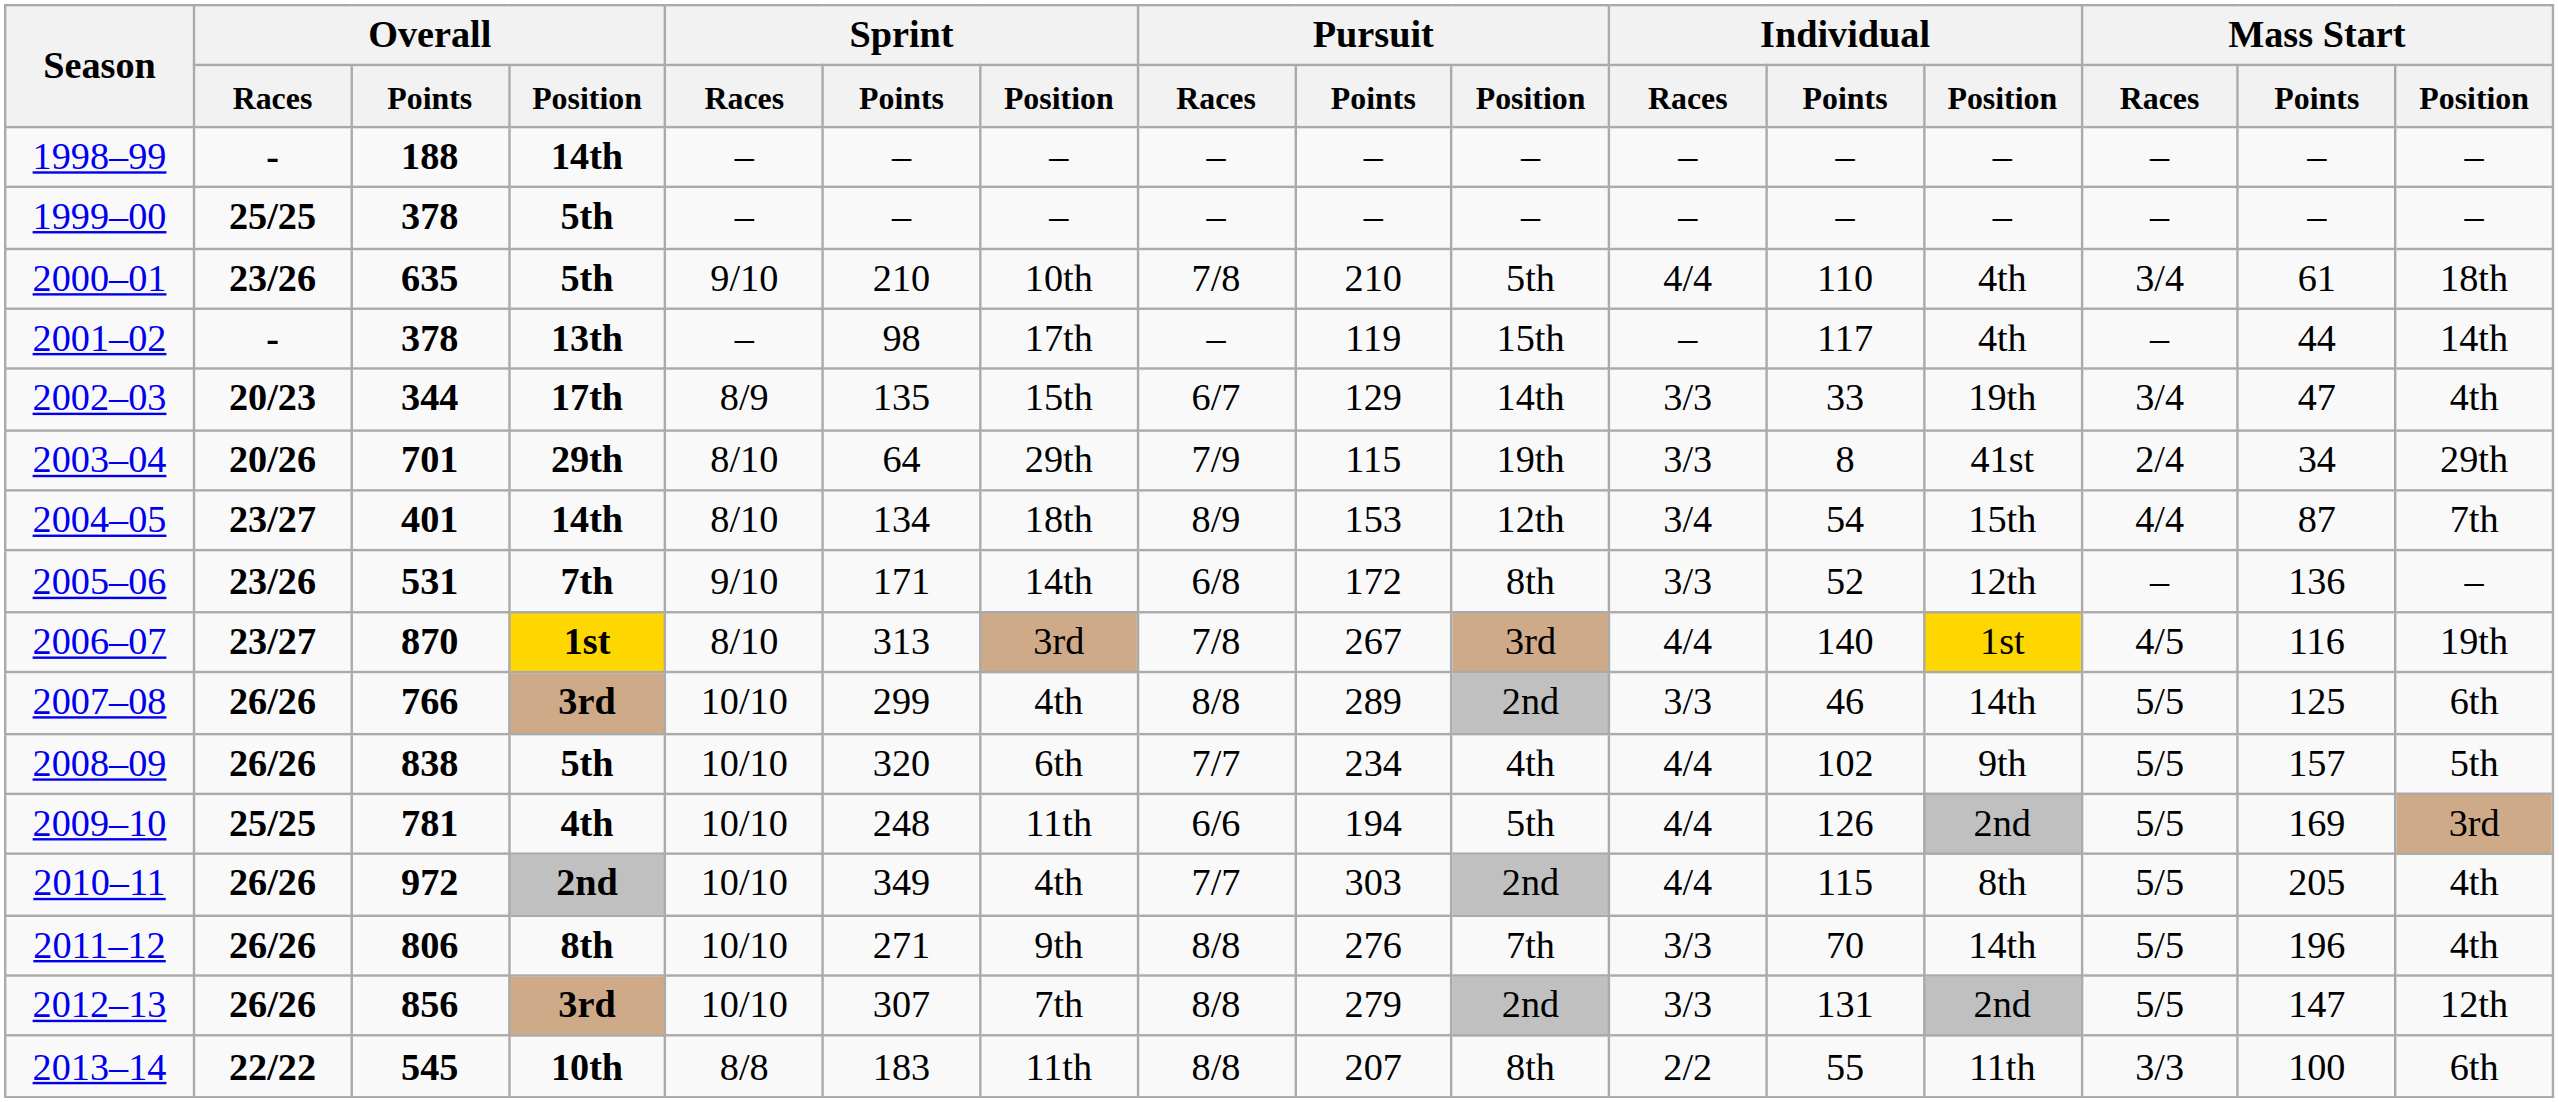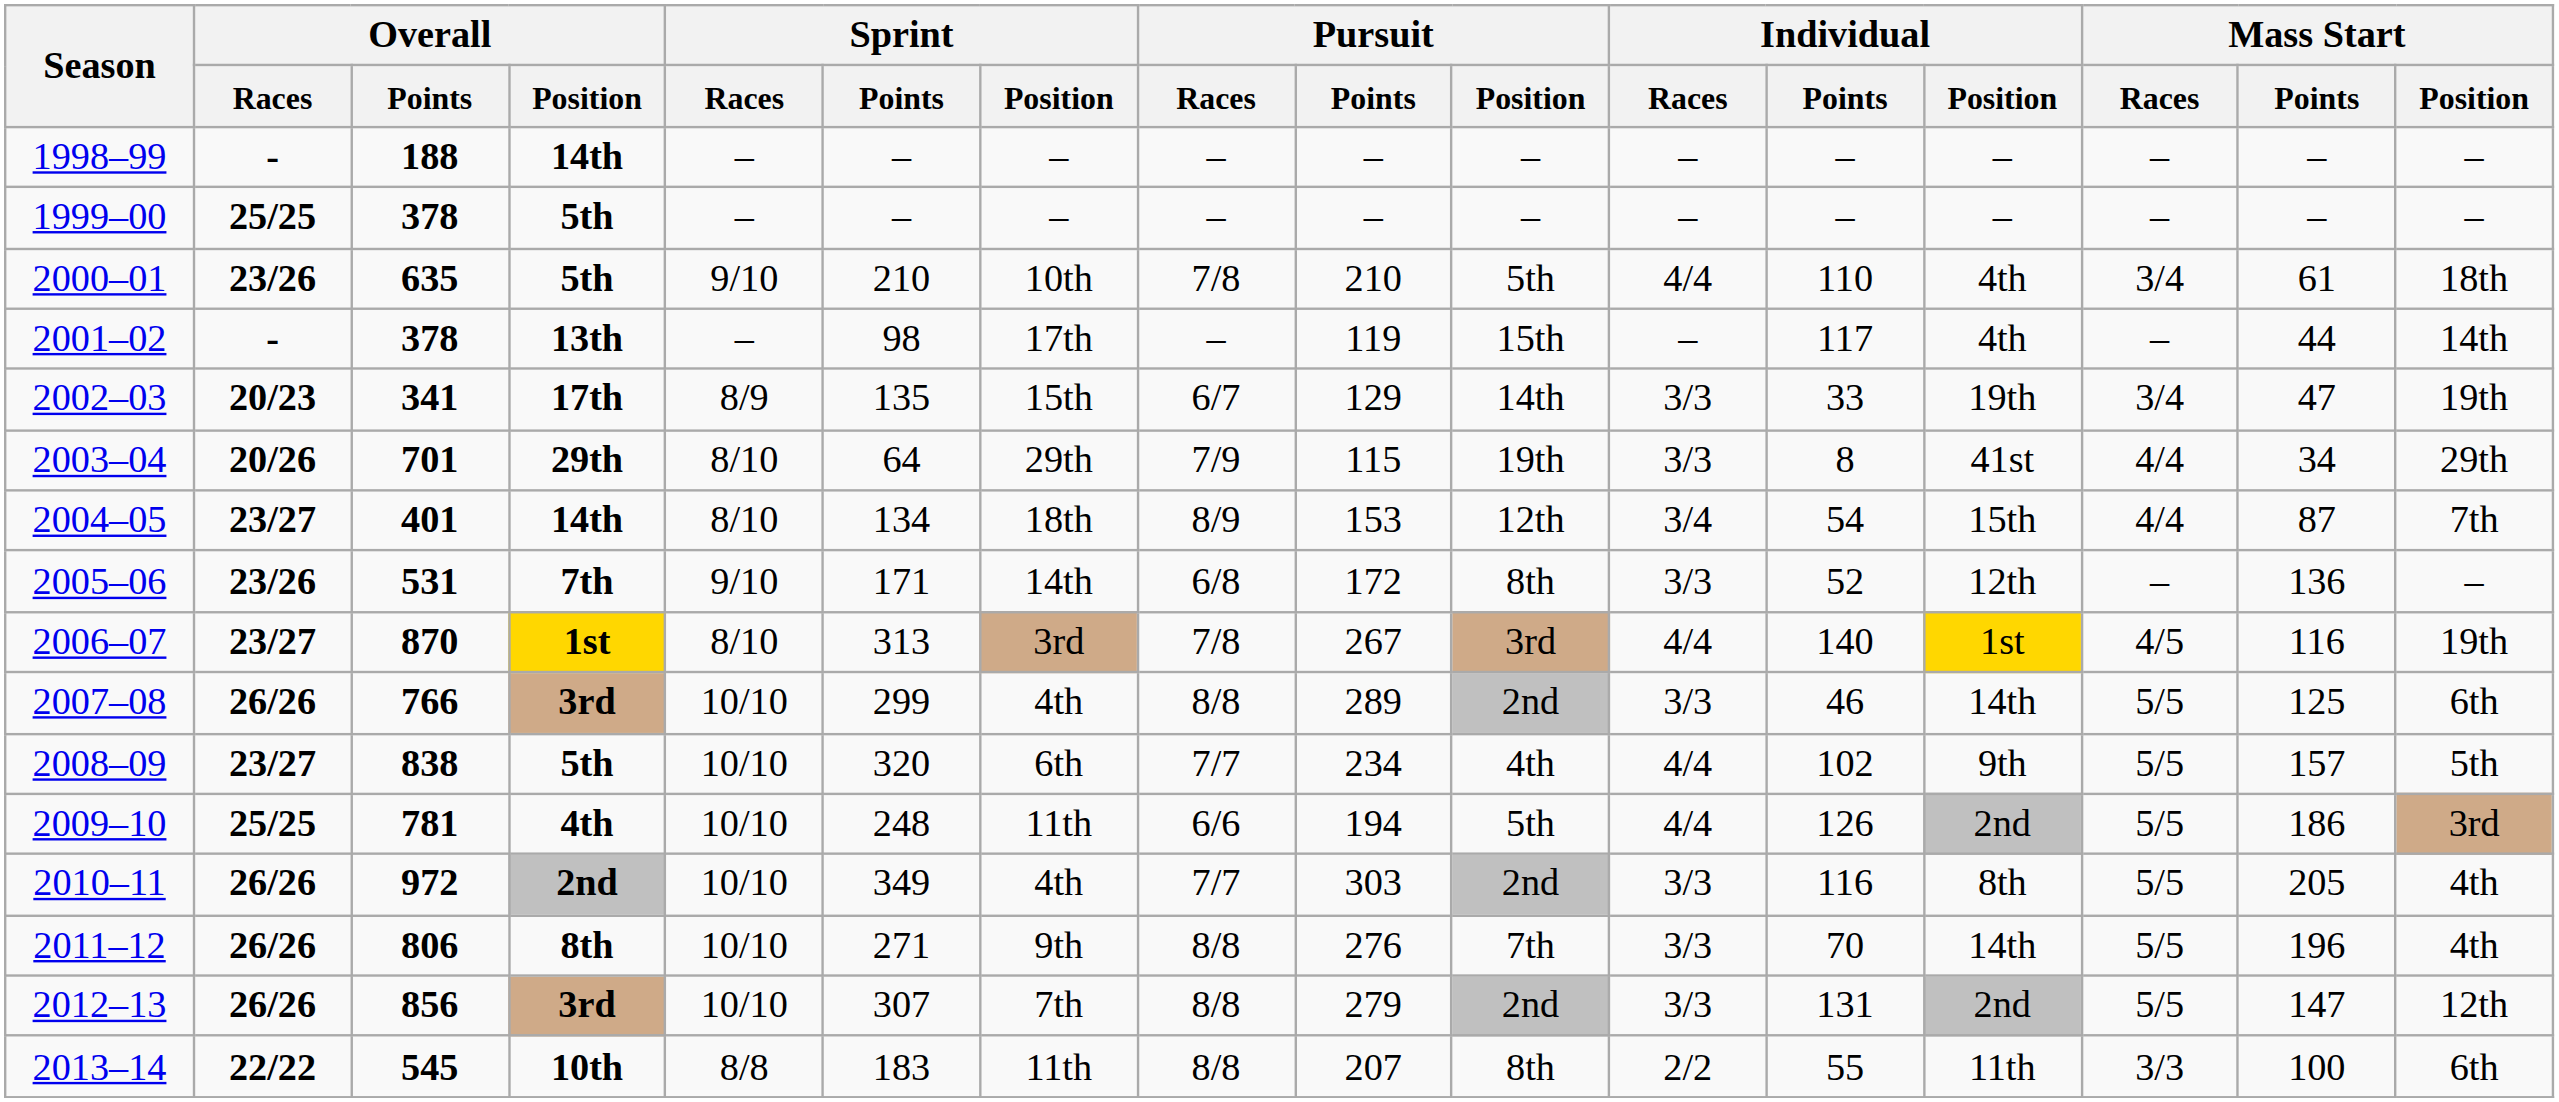(430, 398) 344 -> (430, 398) 341
(2474, 398) 4th -> (2474, 398) 19th
(2160, 459) 2/4 -> (2160, 459) 4/4
(273, 762) 26/26 -> (273, 762) 23/27
(2317, 823) 169 -> (2317, 823) 186
(1688, 883) 4/4 -> (1688, 883) 3/3
(1845, 883) 115 -> (1845, 883) 116
